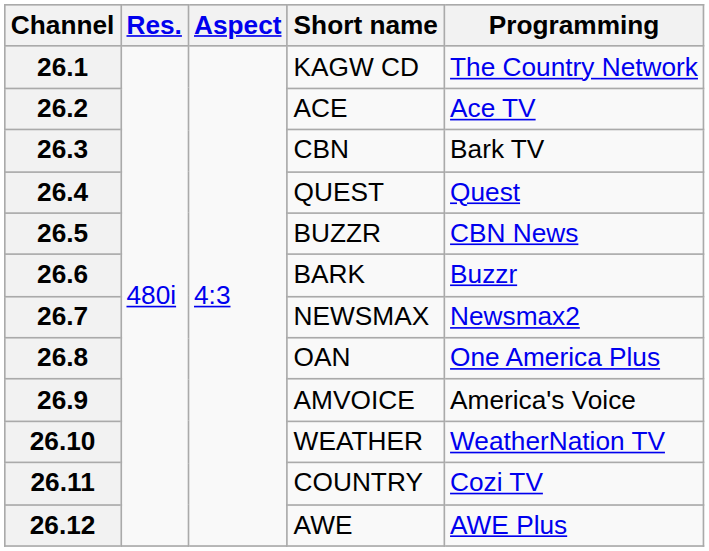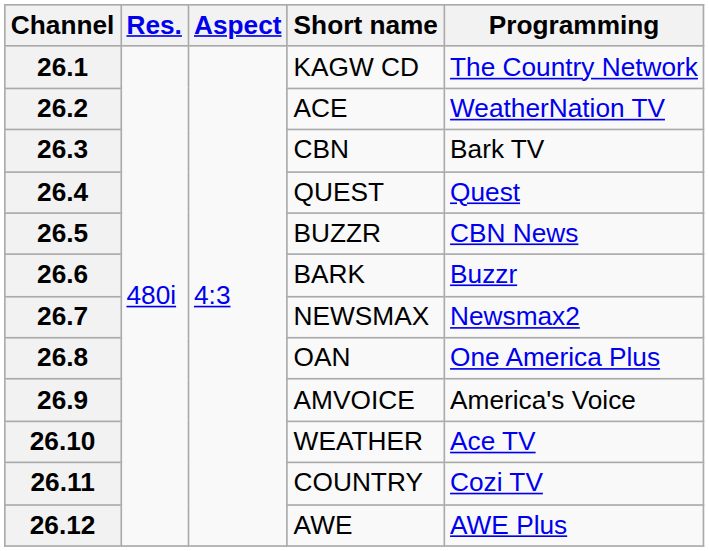(493, 108) Ace TV -> (557, 108) WeatherNation TV
(557, 441) WeatherNation TV -> (493, 441) Ace TV
